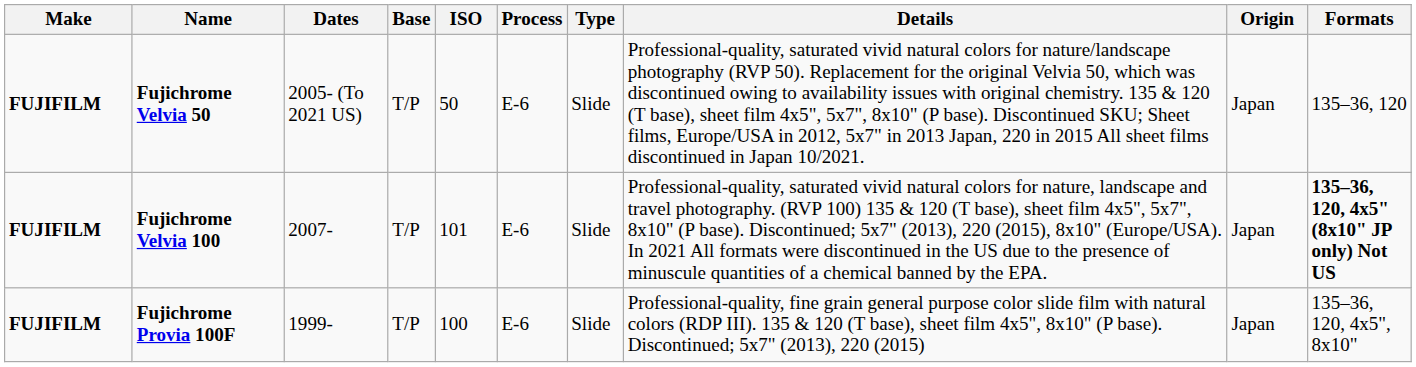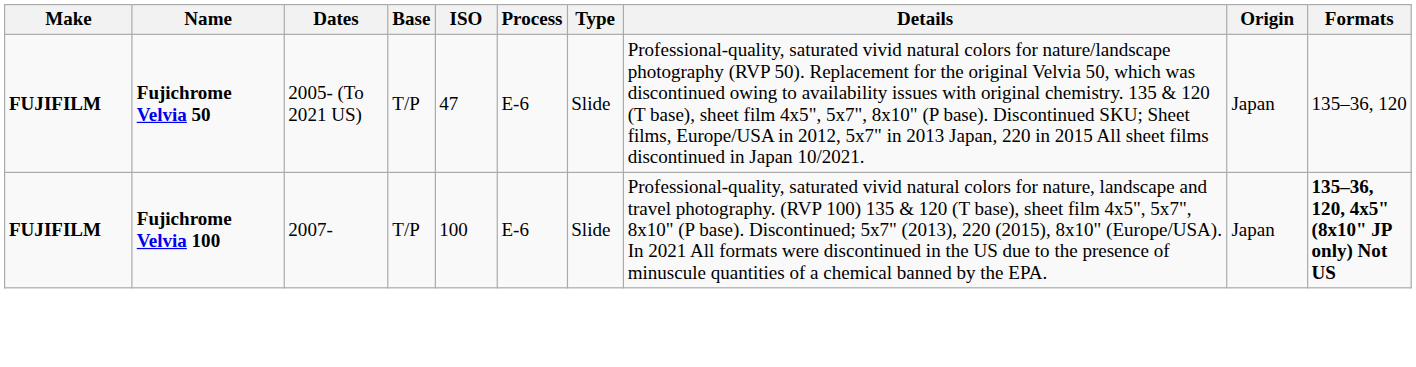(449, 103) 50 -> (449, 103) 47
(453, 229) 101 -> (453, 229) 100
- row: (186, 324)
